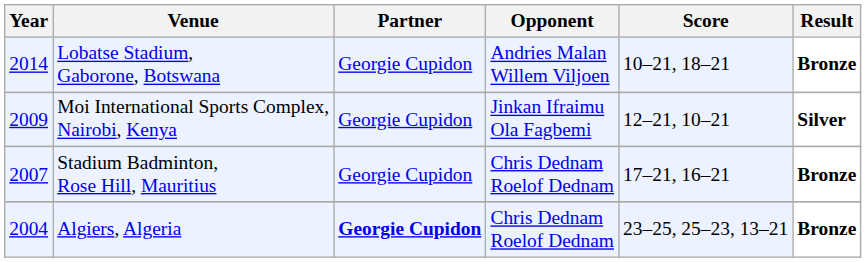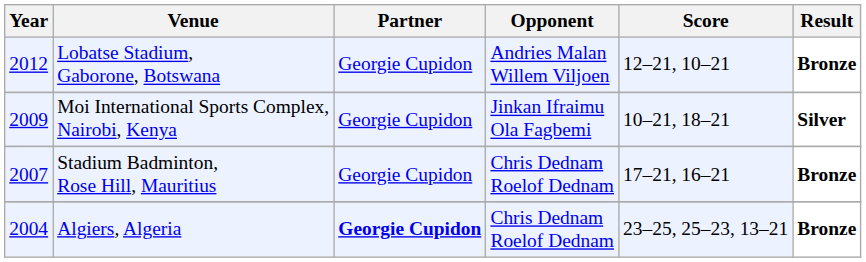(29, 64) 2014 -> (29, 64) 2012
(677, 64) 10–21, 18–21 -> (677, 64) 12–21, 10–21
(677, 119) 12–21, 10–21 -> (677, 119) 10–21, 18–21
